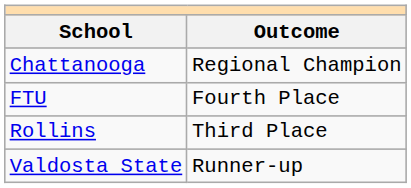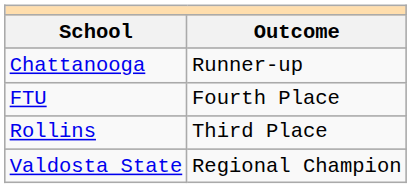(297, 65) Regional Champion -> (247, 65) Runner-up
(247, 166) Runner-up -> (297, 166) Regional Champion
